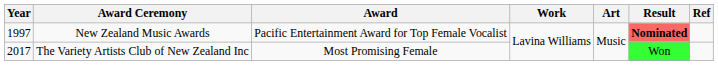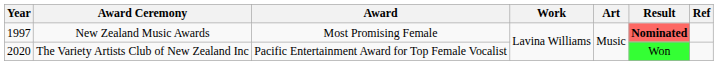(381, 32) Pacific Entertainment Award for Top Female Vocalist -> (380, 32) Most Promising Female
(19, 51) 2017 -> (19, 51) 2020
(380, 51) Most Promising Female -> (381, 51) Pacific Entertainment Award for Top Female Vocalist
